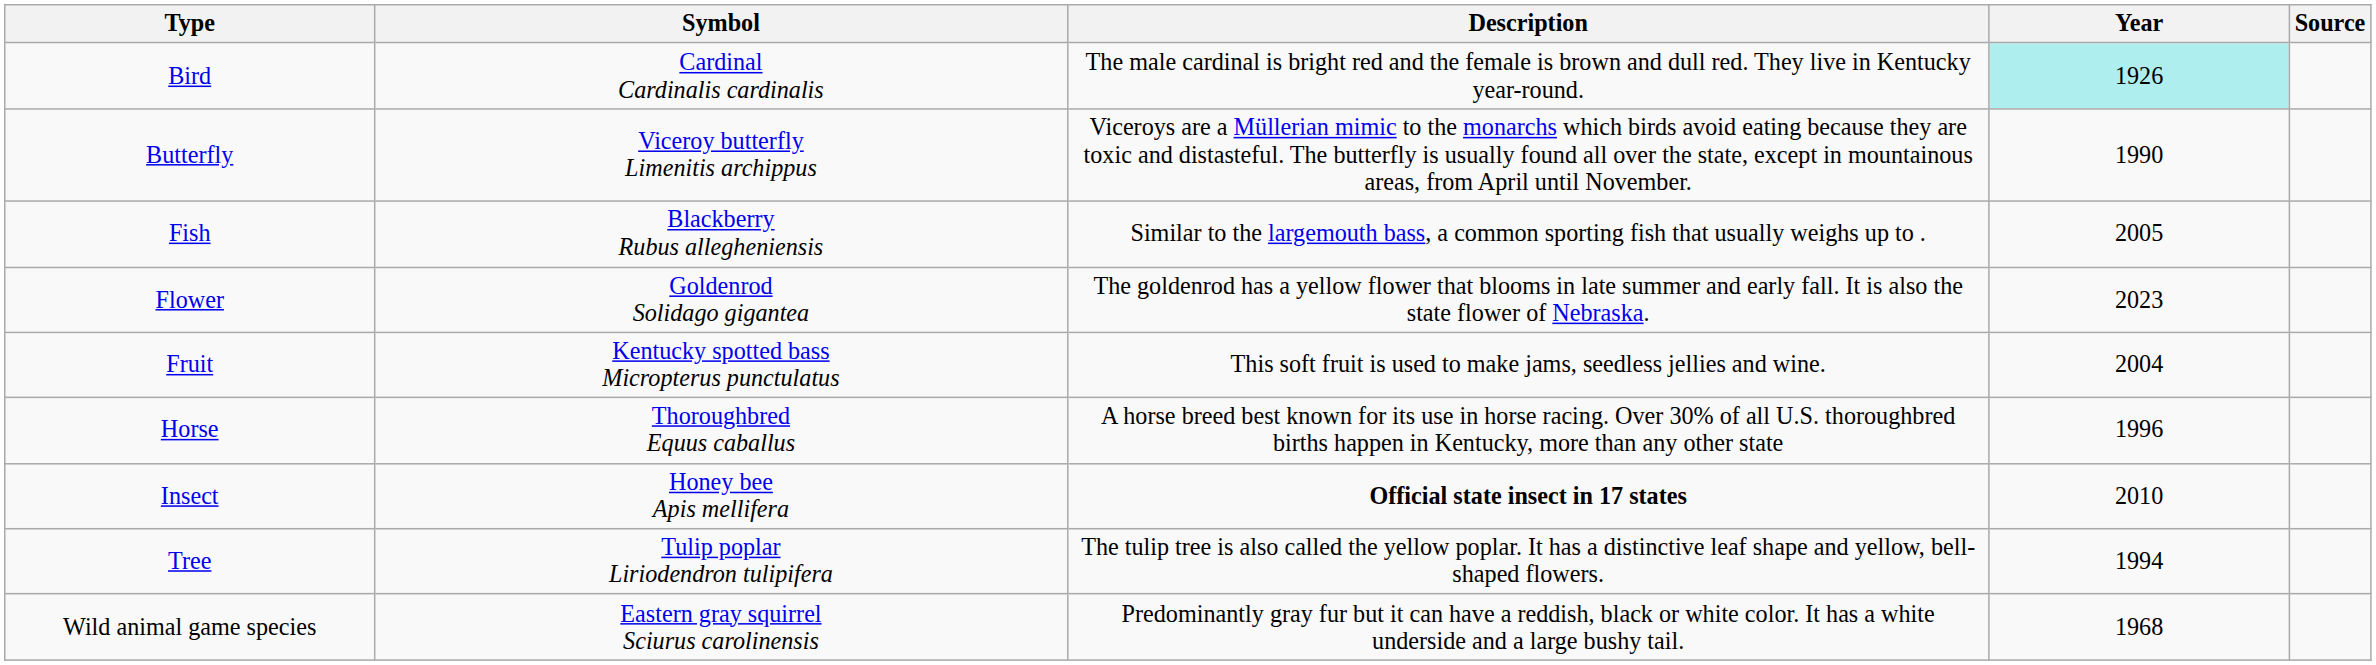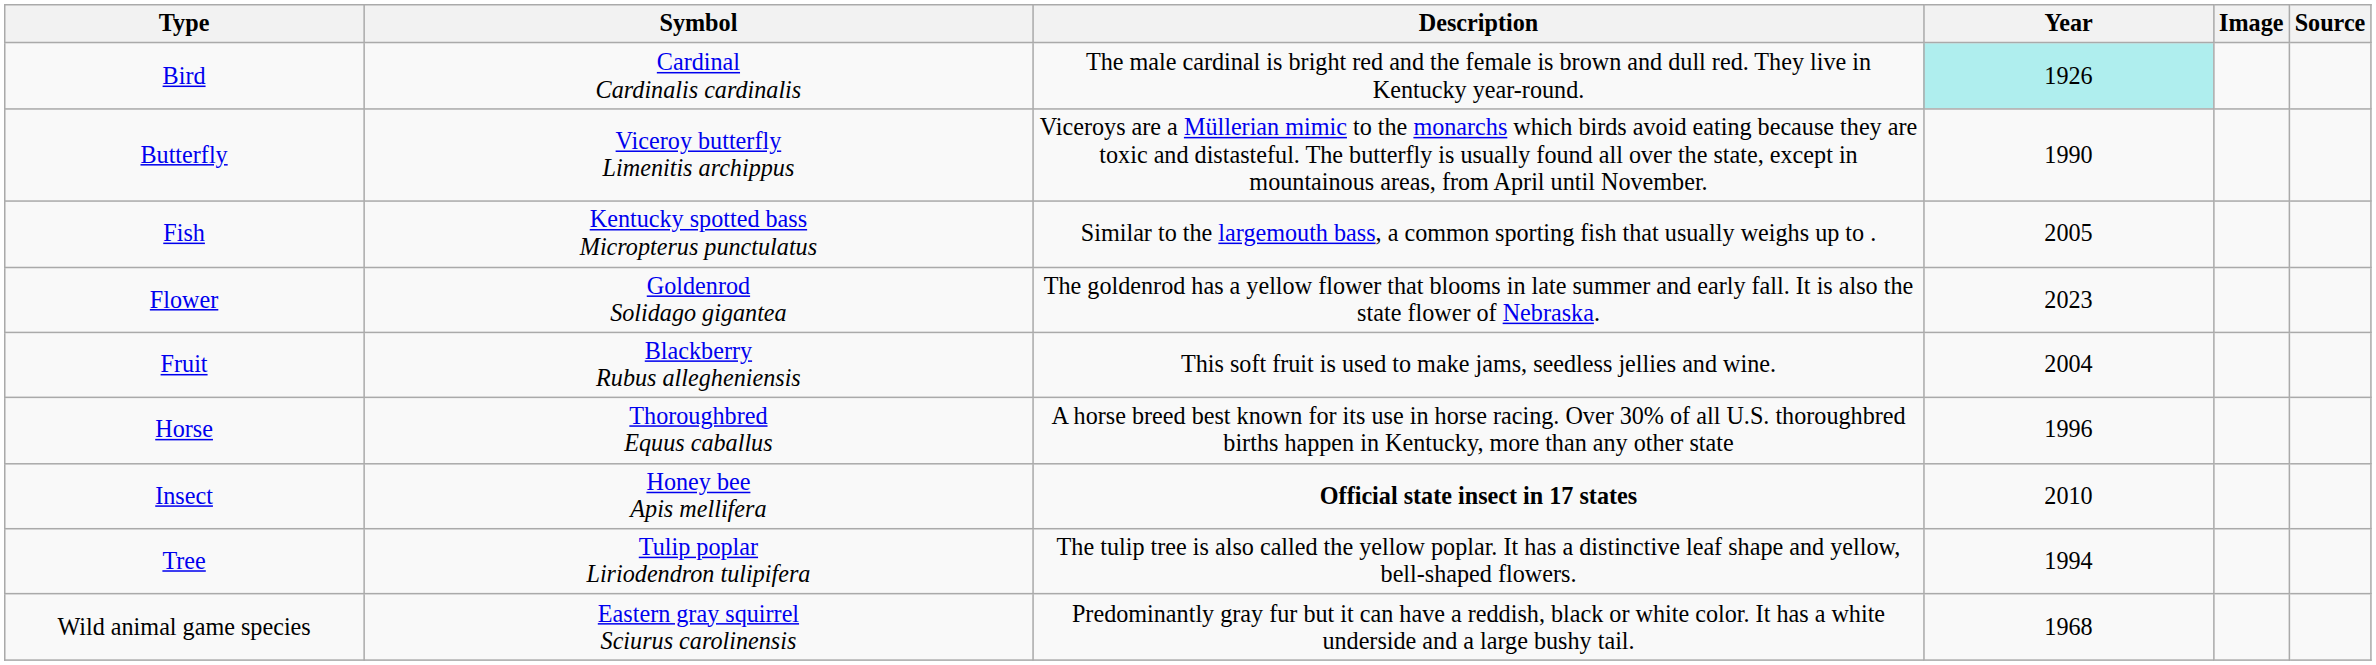+ column: (2251, 23)
(721, 233) Blackberry Rubus allegheniensis -> (698, 233) Kentucky spotted bass Micropterus punctulatus
(721, 364) Kentucky spotted bass Micropterus punctulatus -> (698, 364) Blackberry Rubus allegheniensis
